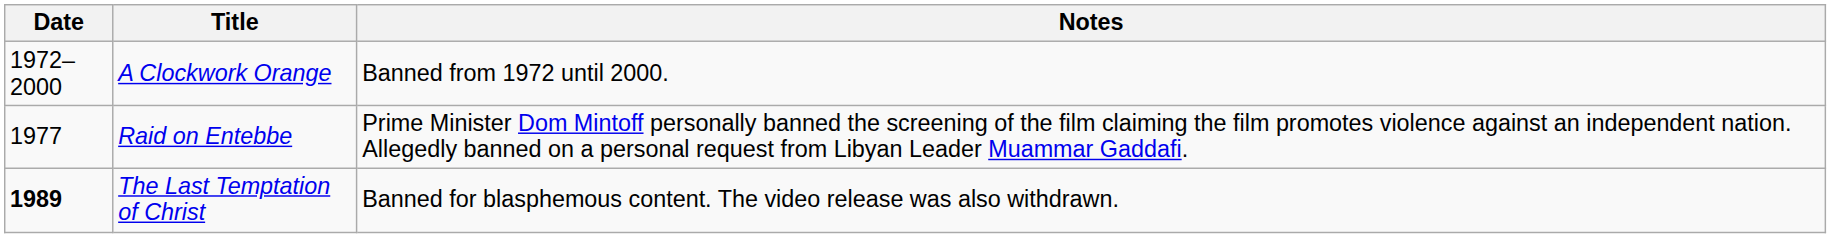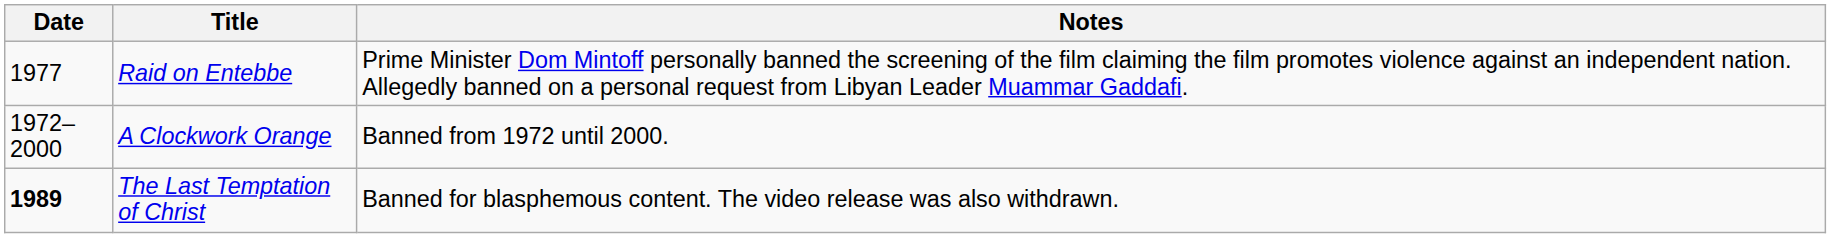rows swapped: (225, 73) <-> (205, 136)
